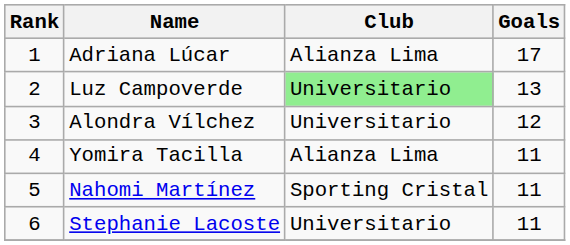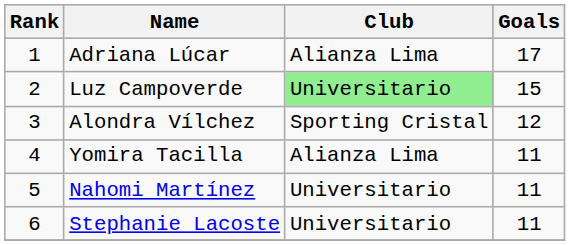(529, 89) 13 -> (529, 89) 15
(371, 123) Universitario -> (389, 123) Sporting Cristal
(389, 190) Sporting Cristal -> (371, 190) Universitario
